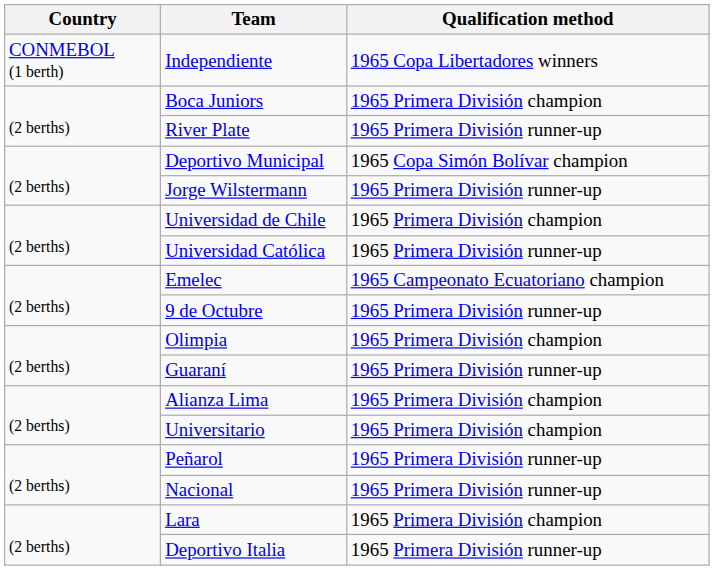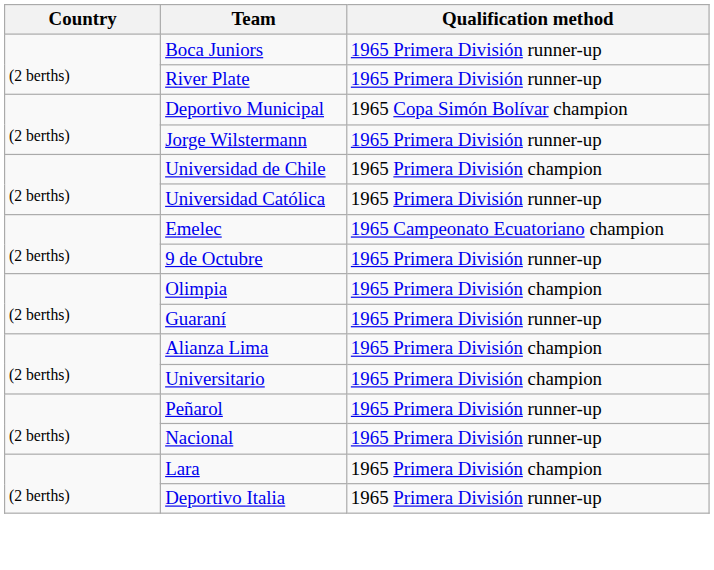- row: (219, 60)
(476, 100) 1965 Primera División champion -> (476, 49) 1965 Primera División runner-up
